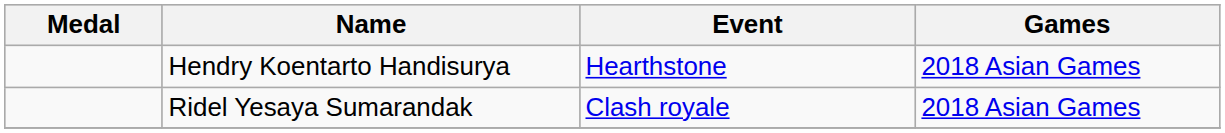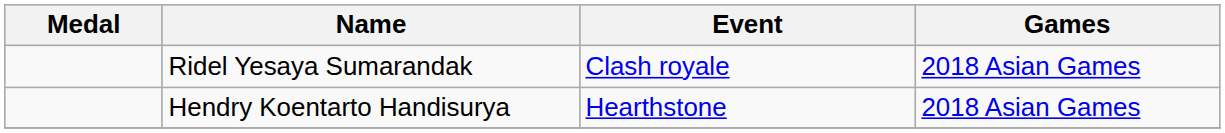rows swapped: (321, 107) <-> (339, 66)
